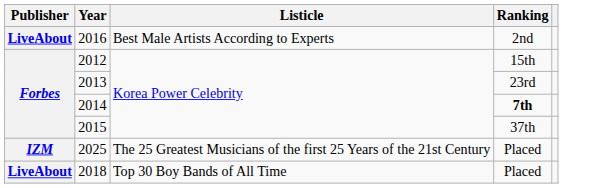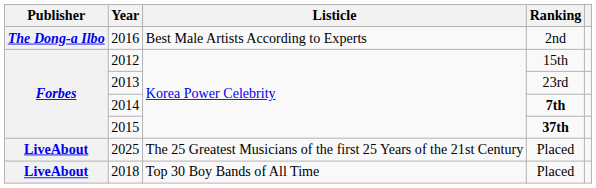(40, 37) LiveAbout -> (56, 37) The Dong-a Ilbo
(523, 127) normal -> (556, 127) bold
(40, 149) IZM -> (56, 149) LiveAbout
